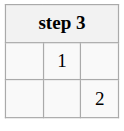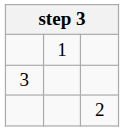+ row: (24, 79)
